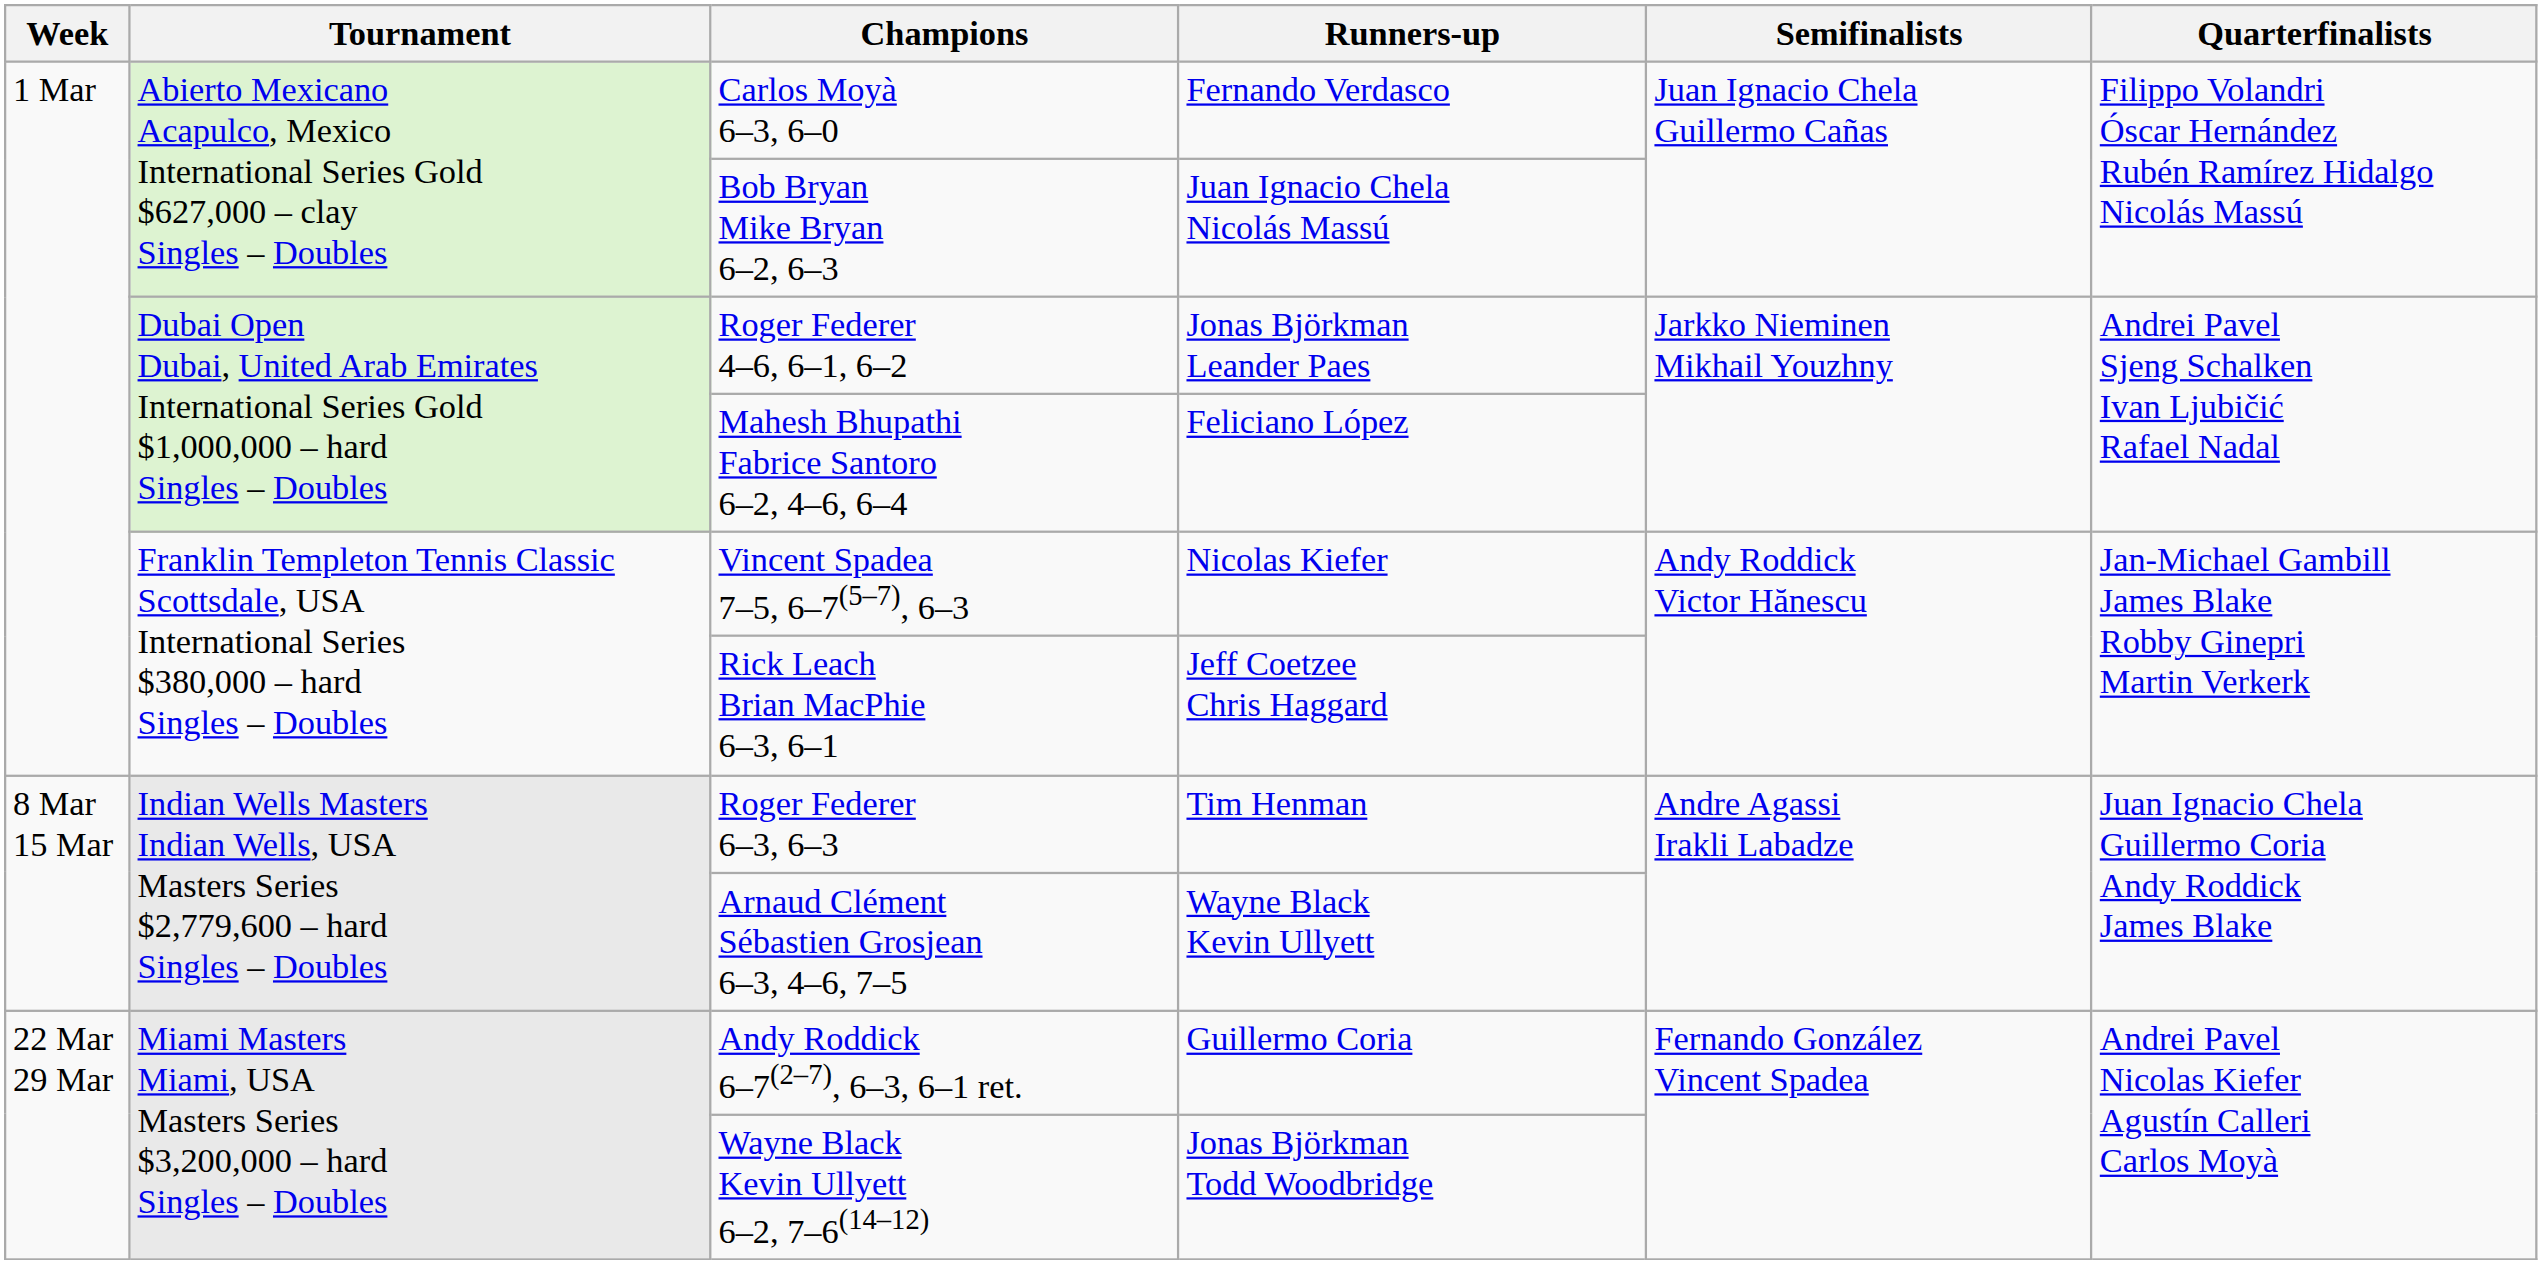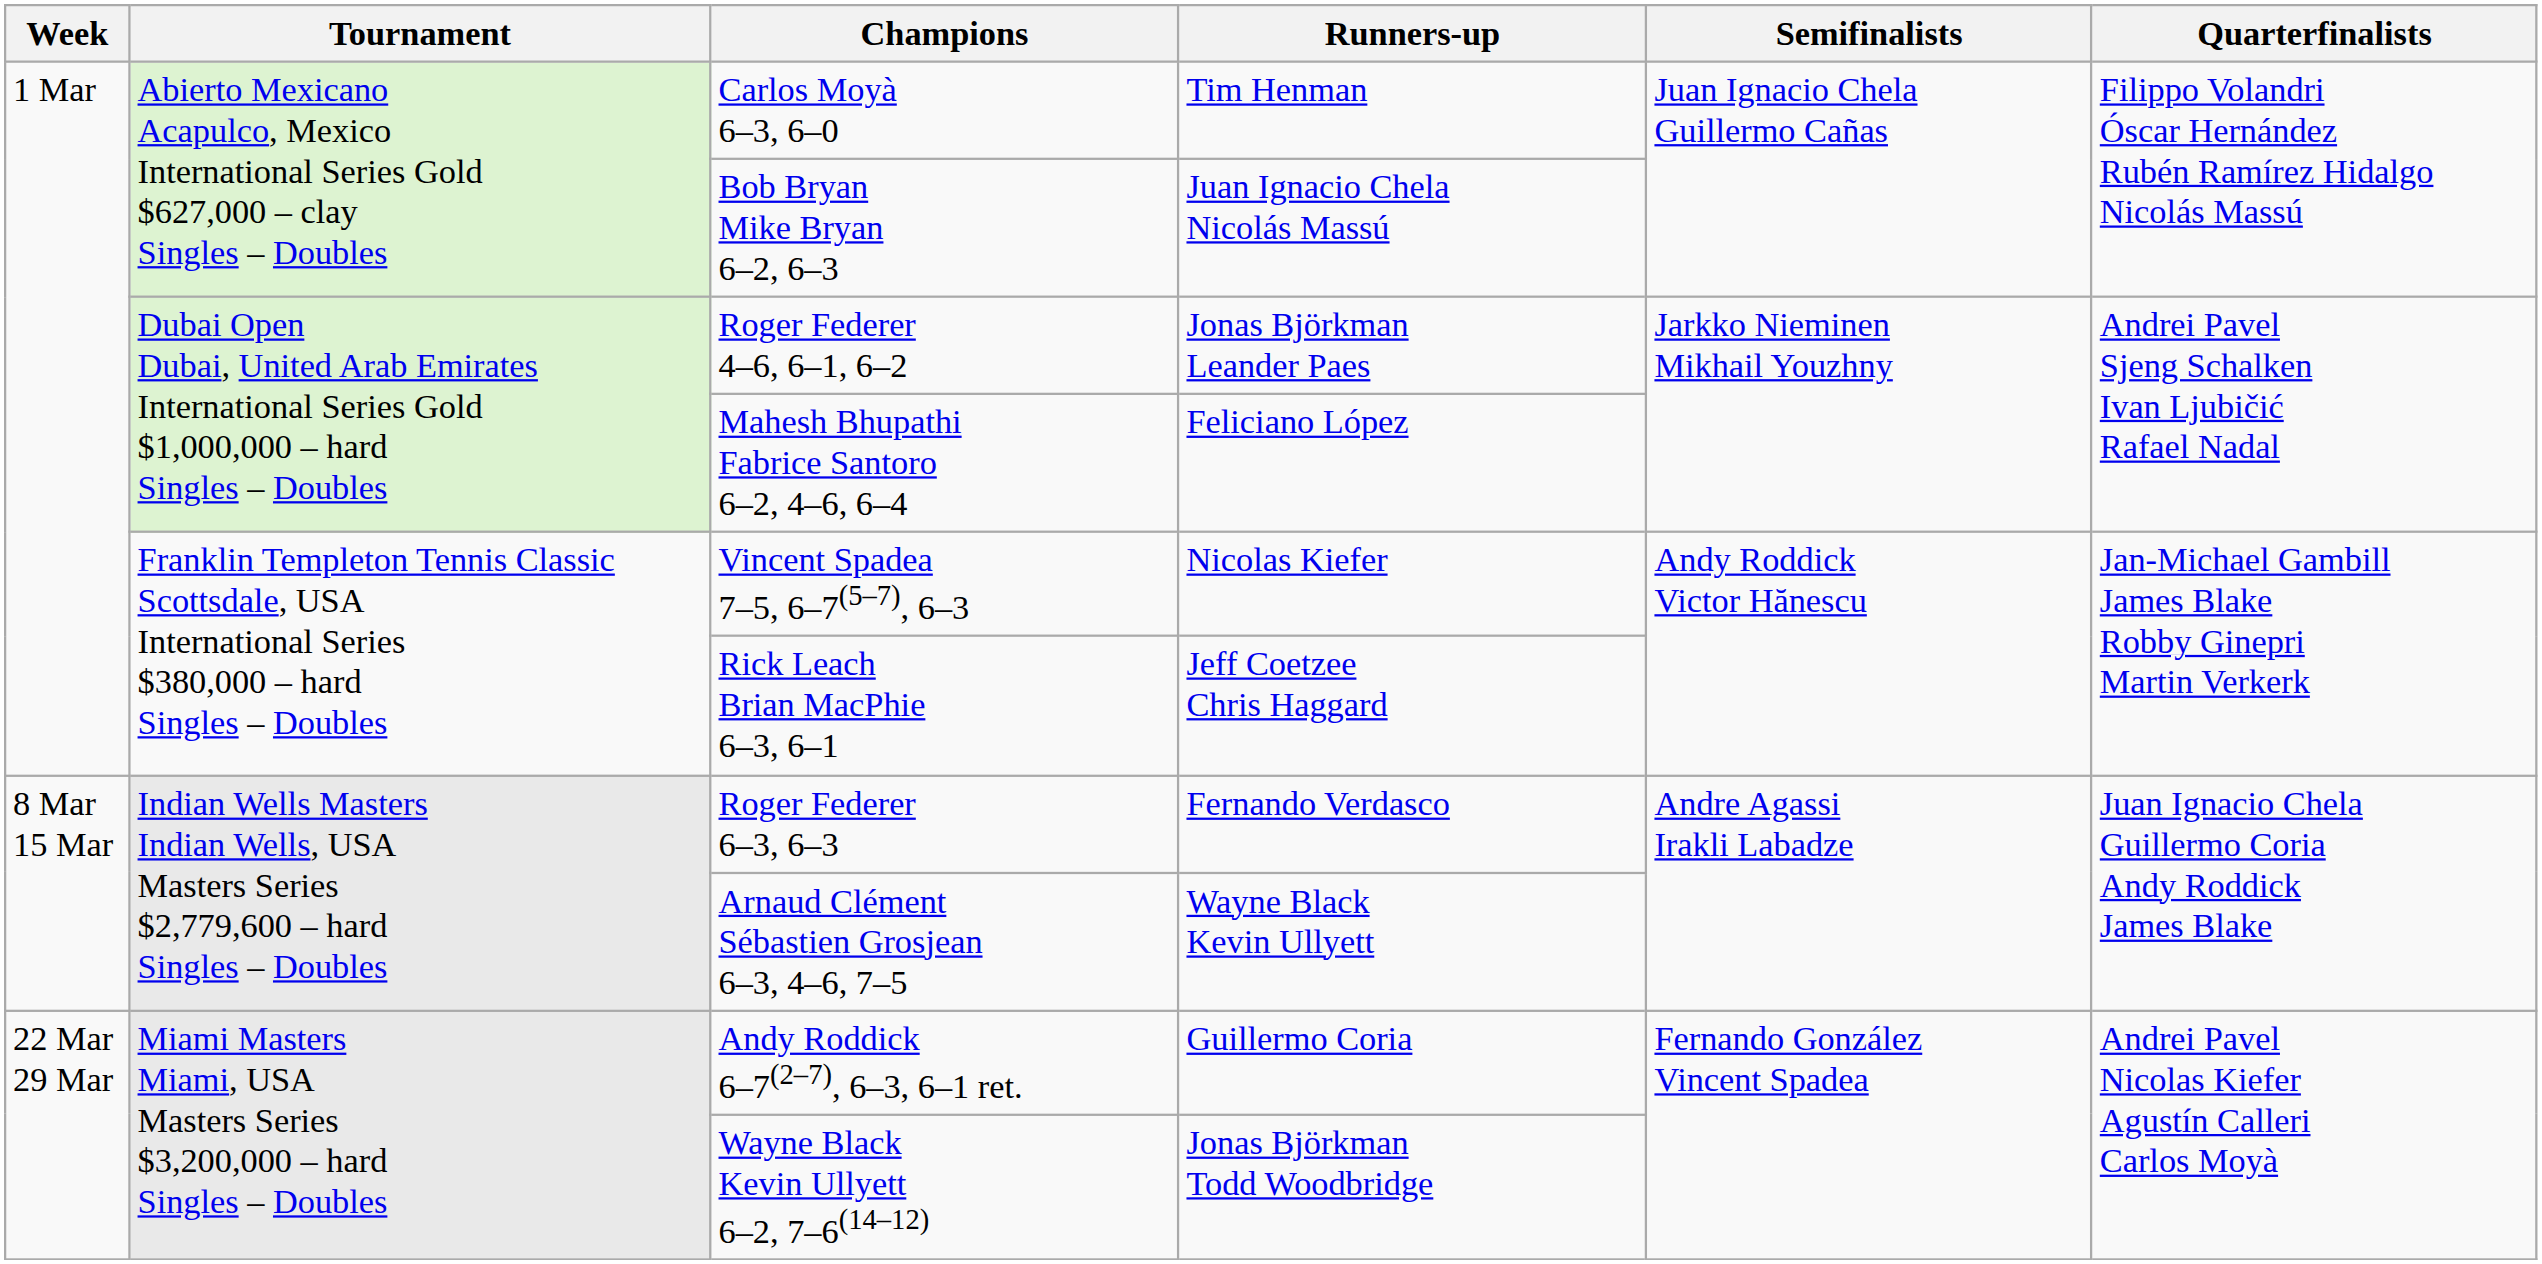(1318, 89) Fernando Verdasco -> (1277, 89) Tim Henman
(1277, 802) Tim Henman -> (1318, 802) Fernando Verdasco
